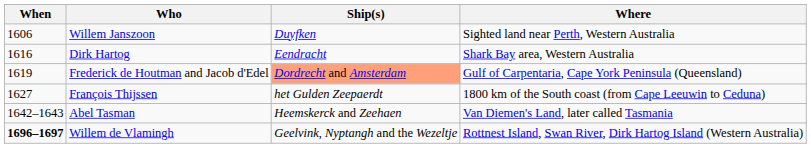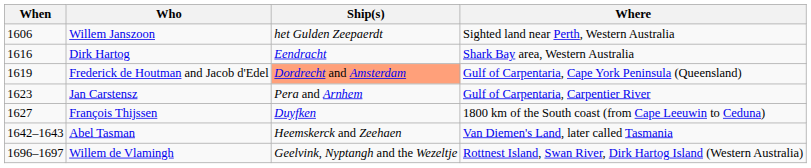(295, 34) Duyfken -> (329, 34) het Gulden Zeepaerdt
+ row: (103, 93)
(329, 93) het Gulden Zeepaerdt -> (295, 113) Duyfken
(35, 133) bold -> (35, 152) normal
